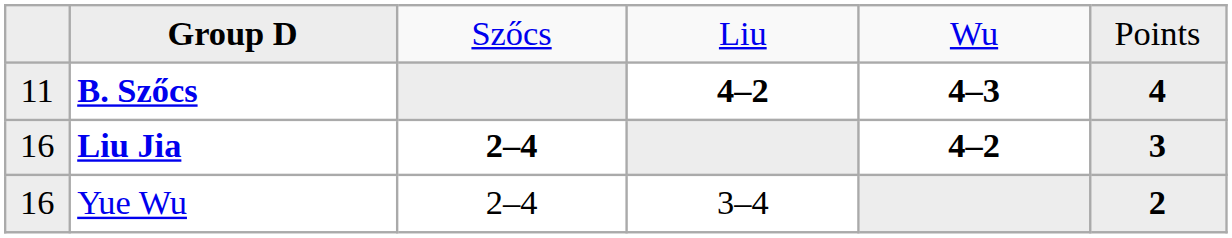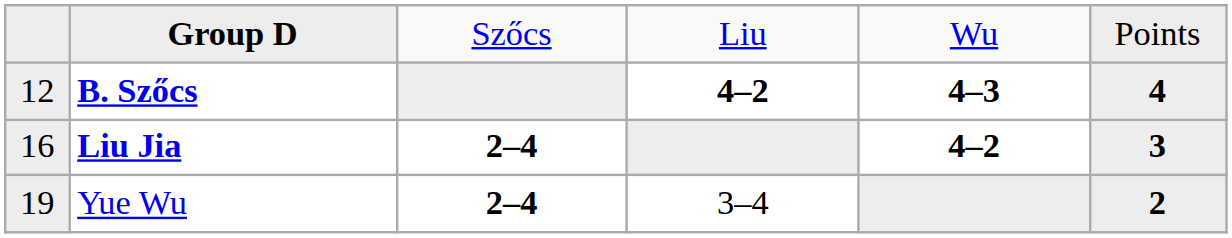(37, 90) 11 -> (37, 90) 12
(37, 203) 16 -> (37, 203) 19
(512, 203) normal -> (512, 203) bold
